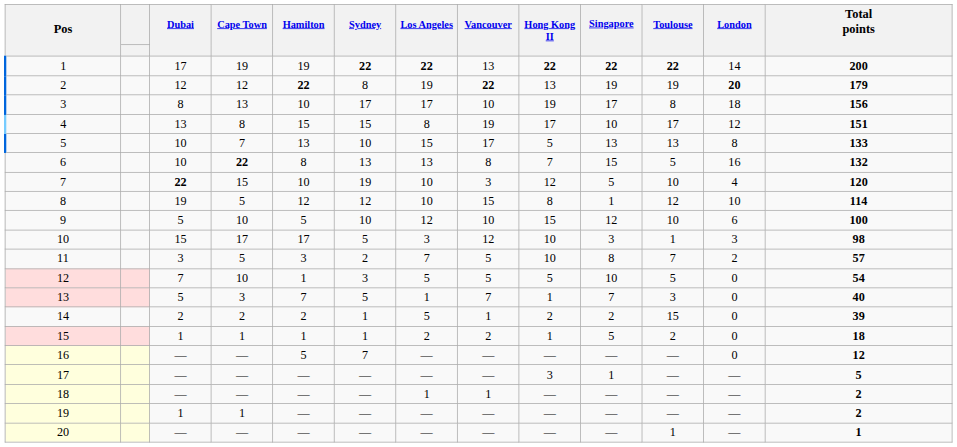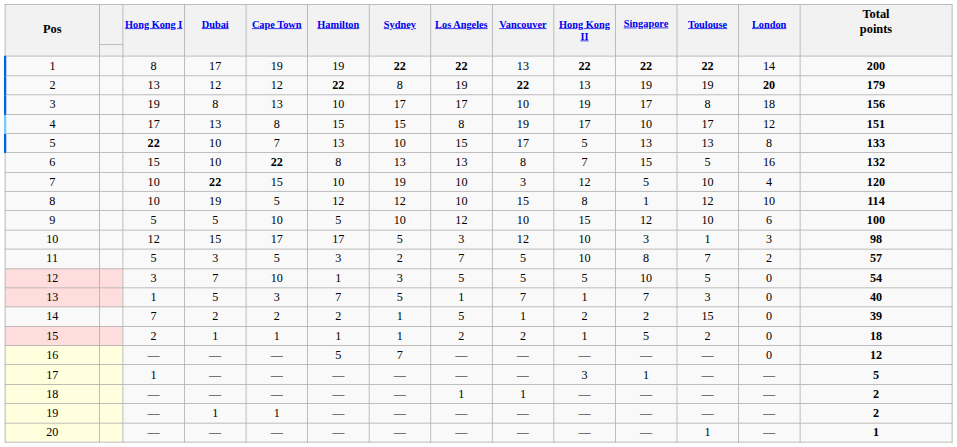+ column: (154, 51)
